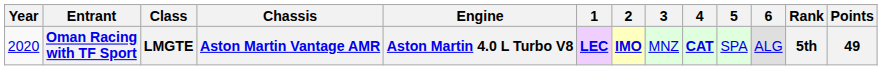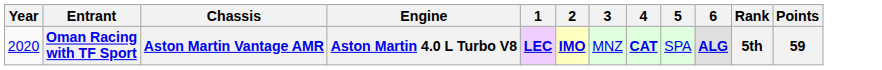- column: (169, 15)
(769, 45) normal -> (713, 45) bold
(852, 45) 49 -> (798, 45) 59
